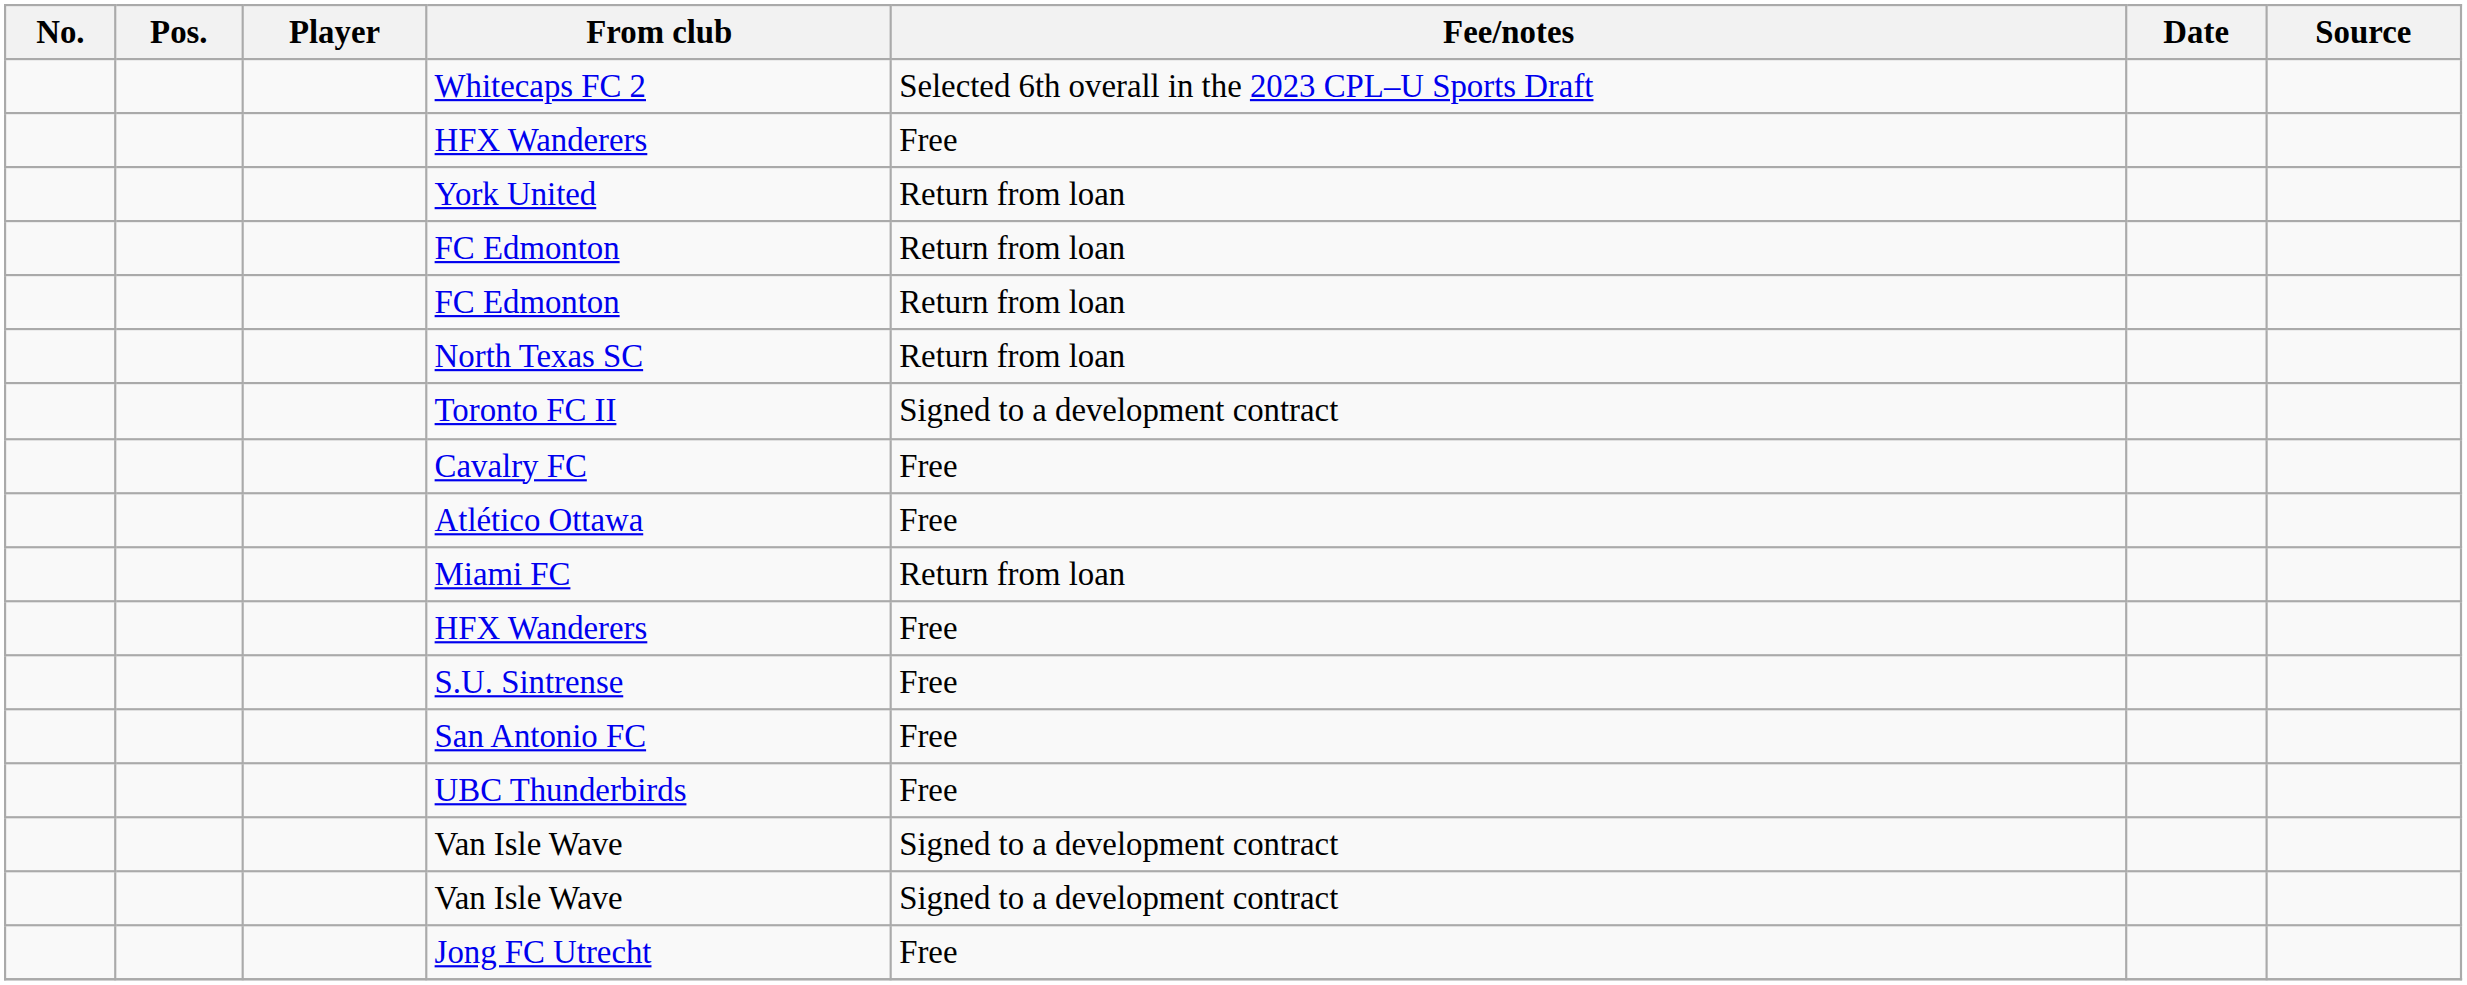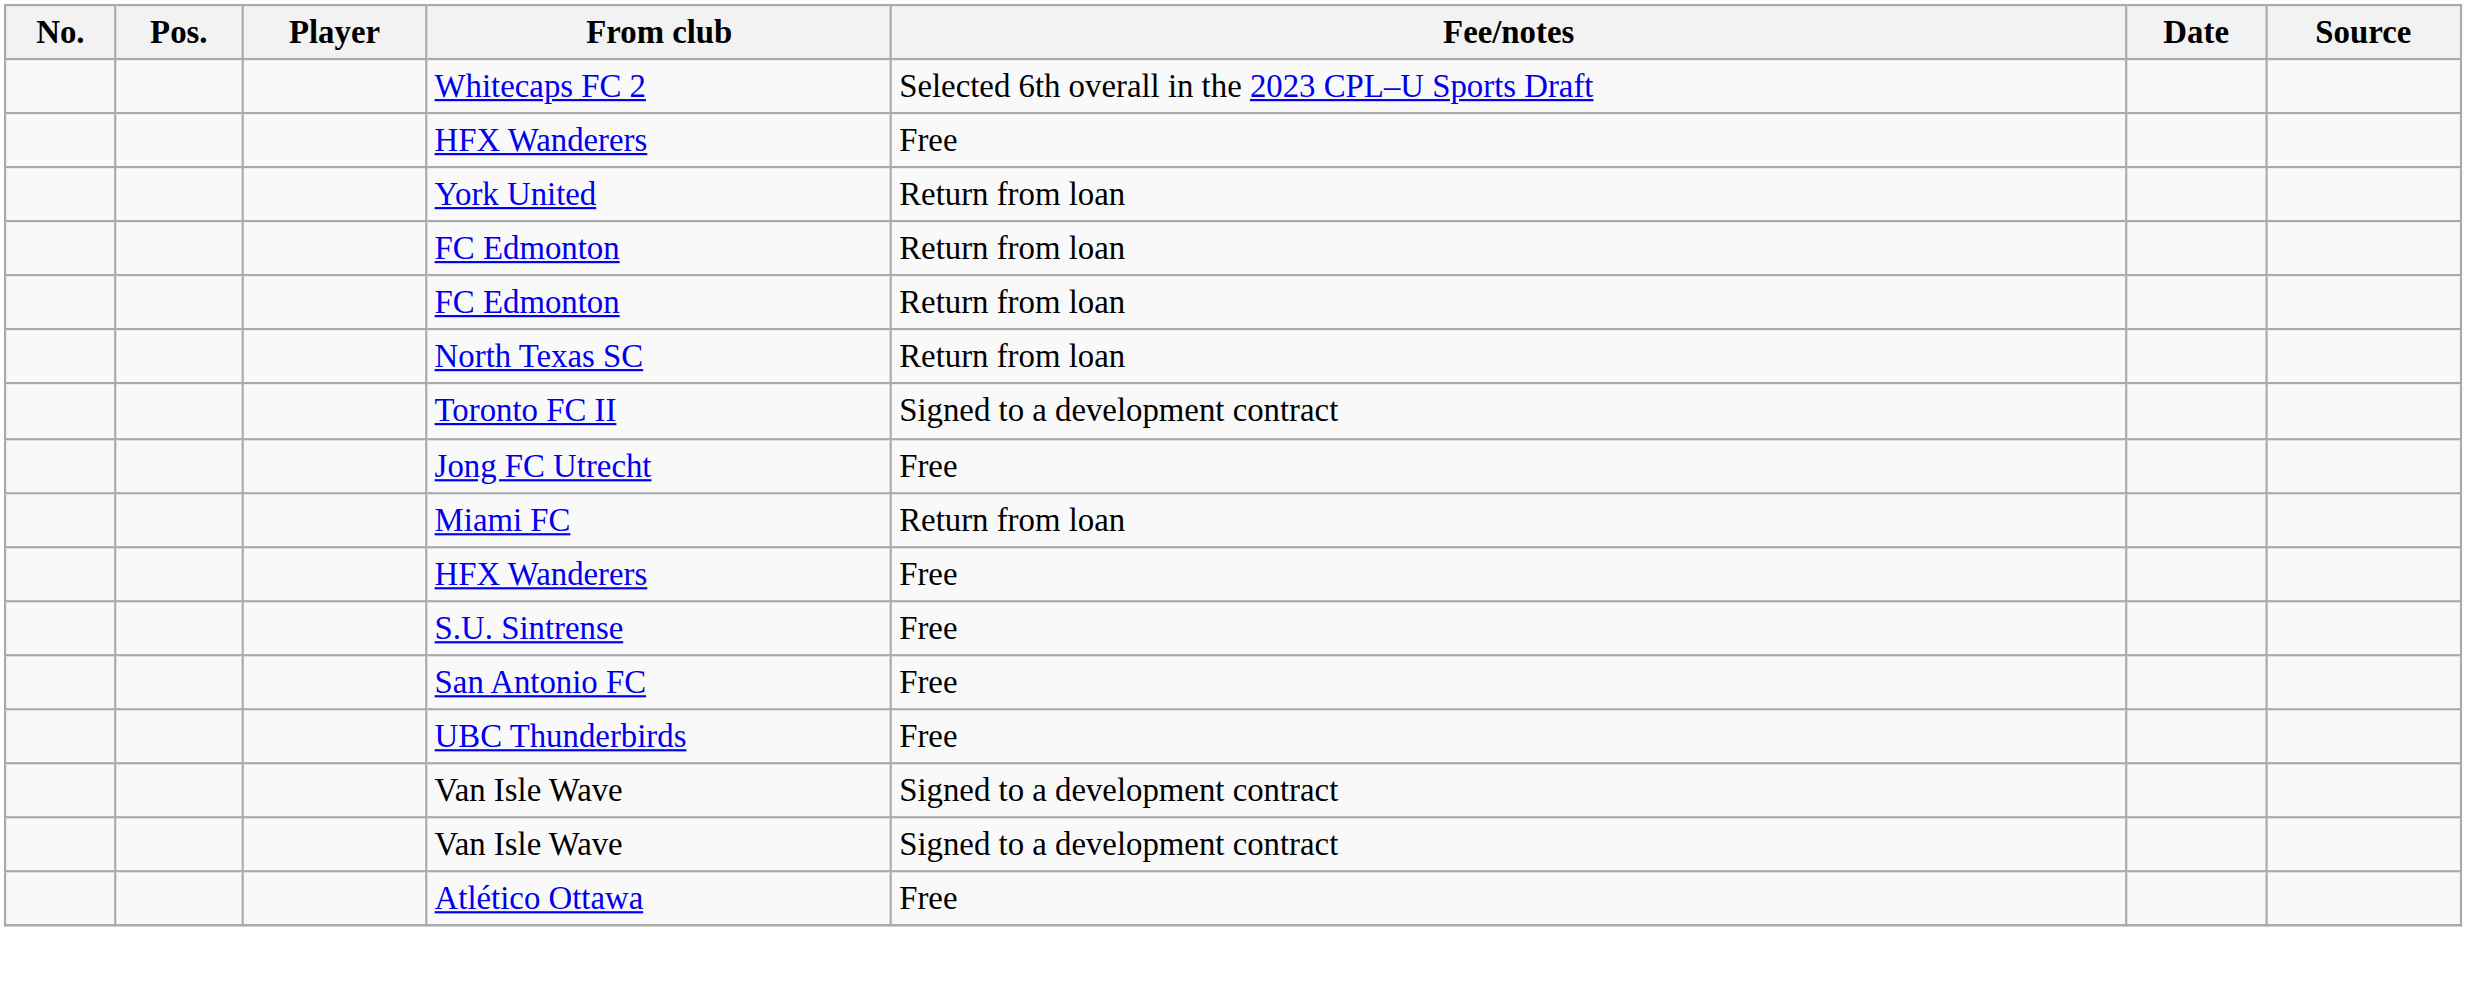- row: (60, 465)
rows swapped: (60, 953) <-> (60, 520)
